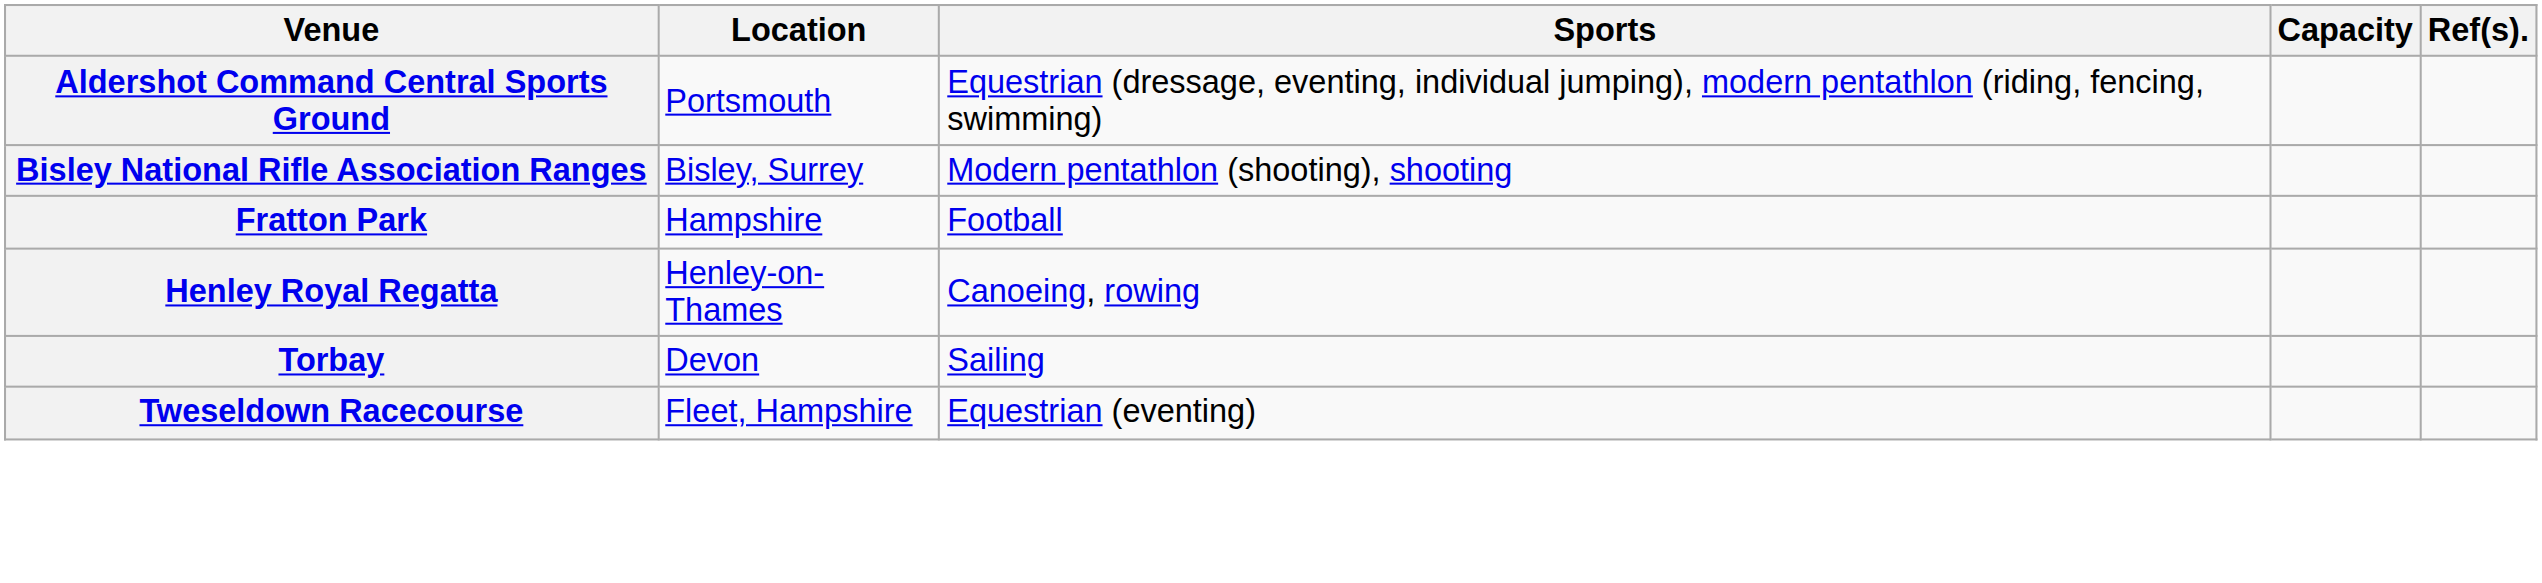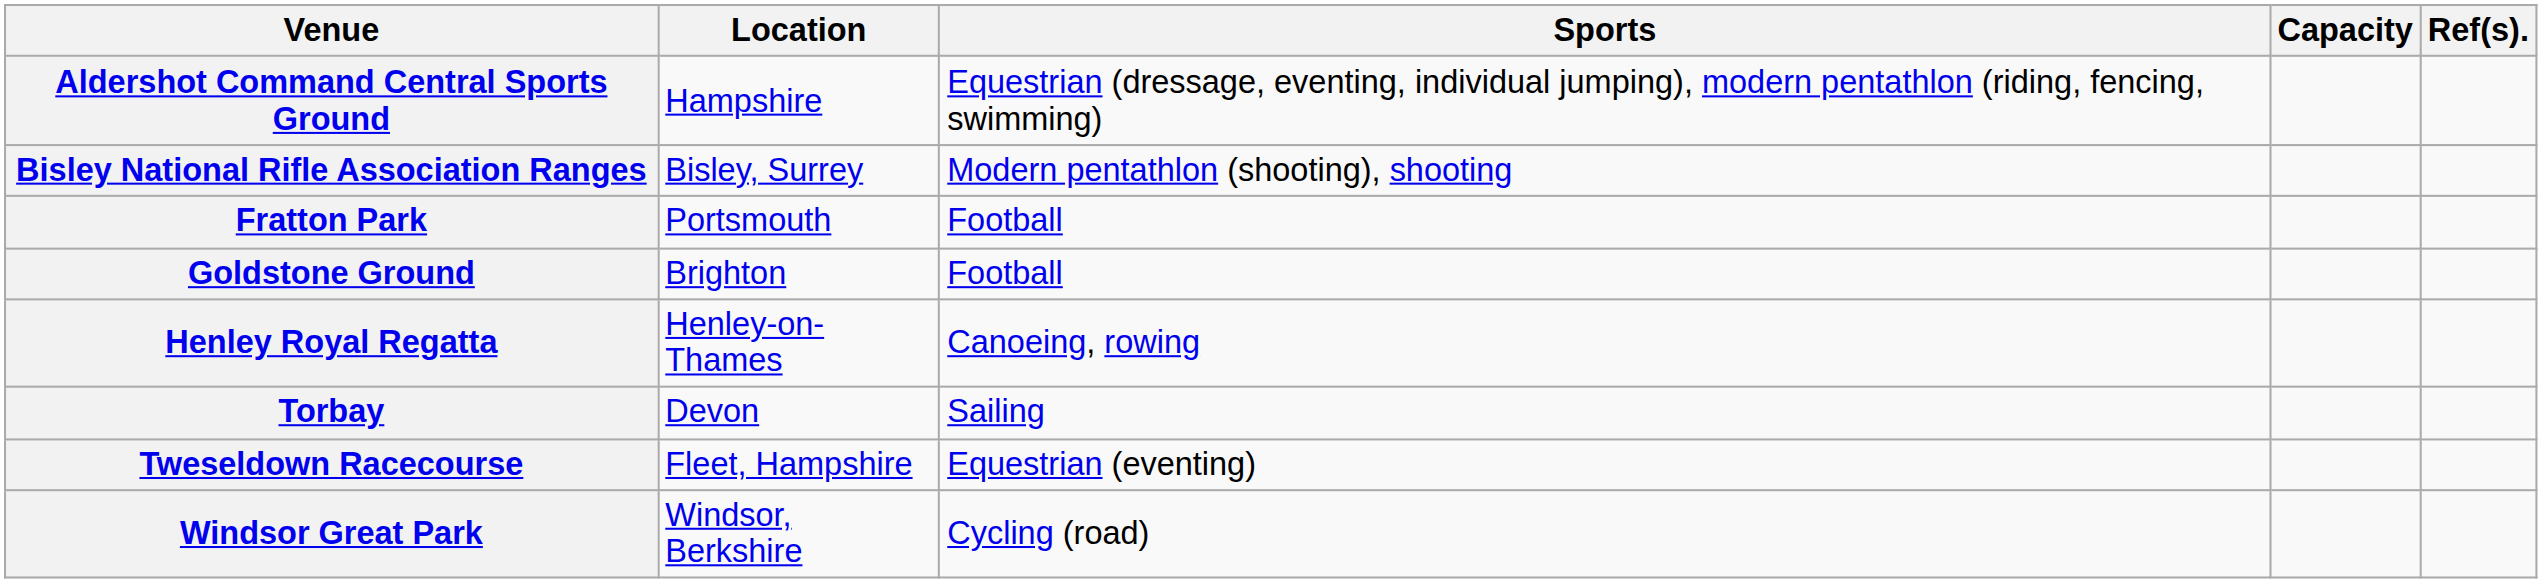(748, 100) Portsmouth -> (744, 100) Hampshire
(744, 221) Hampshire -> (748, 221) Portsmouth
+ row: (331, 272)
+ row: (331, 533)
